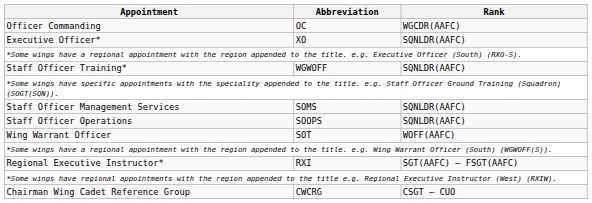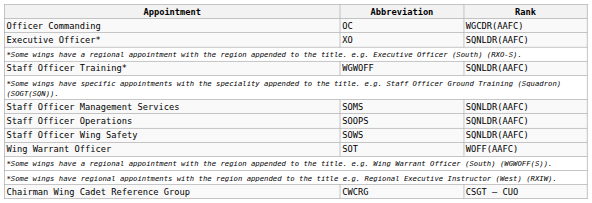+ row: (72, 135)
- row: (85, 163)
